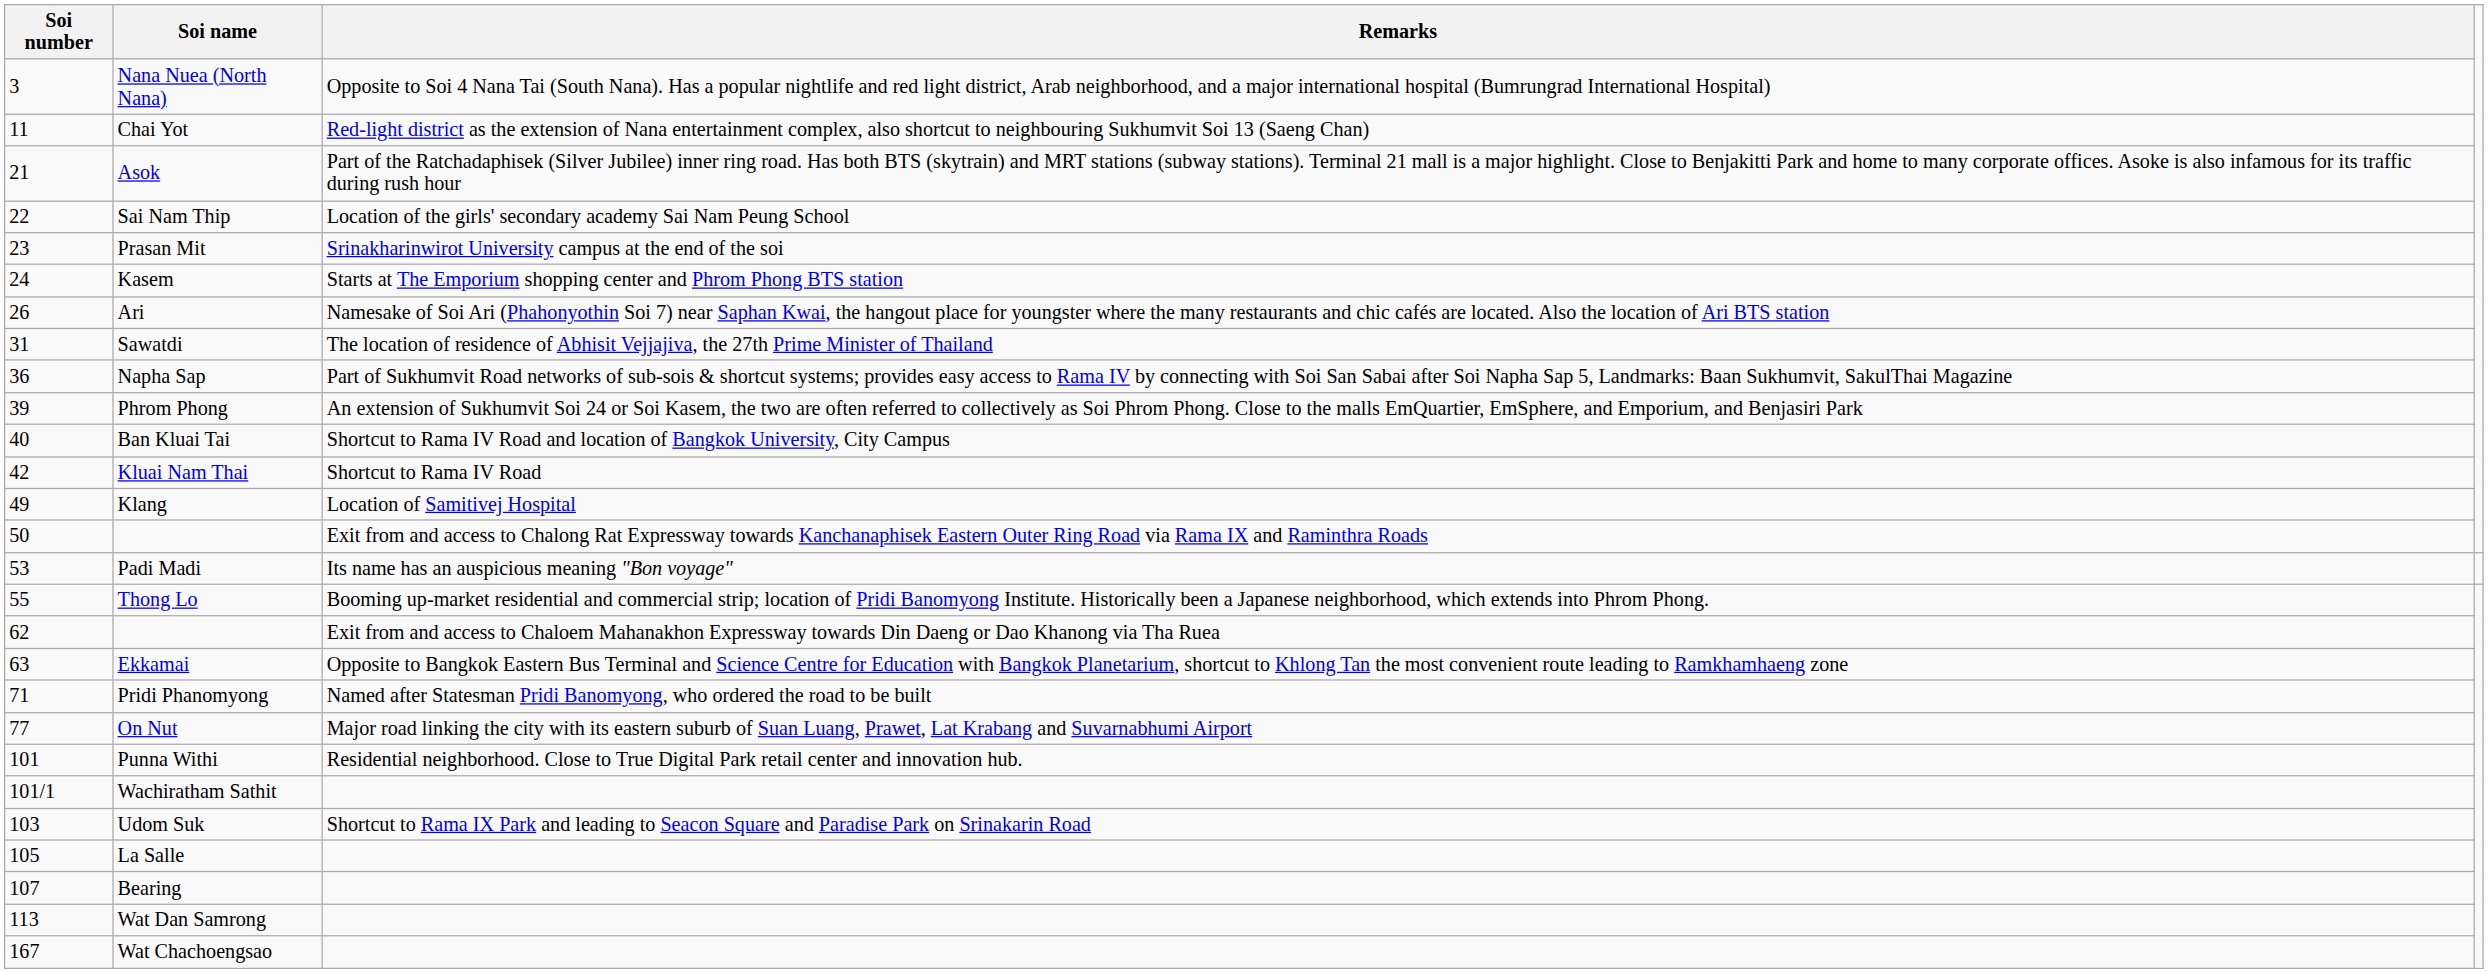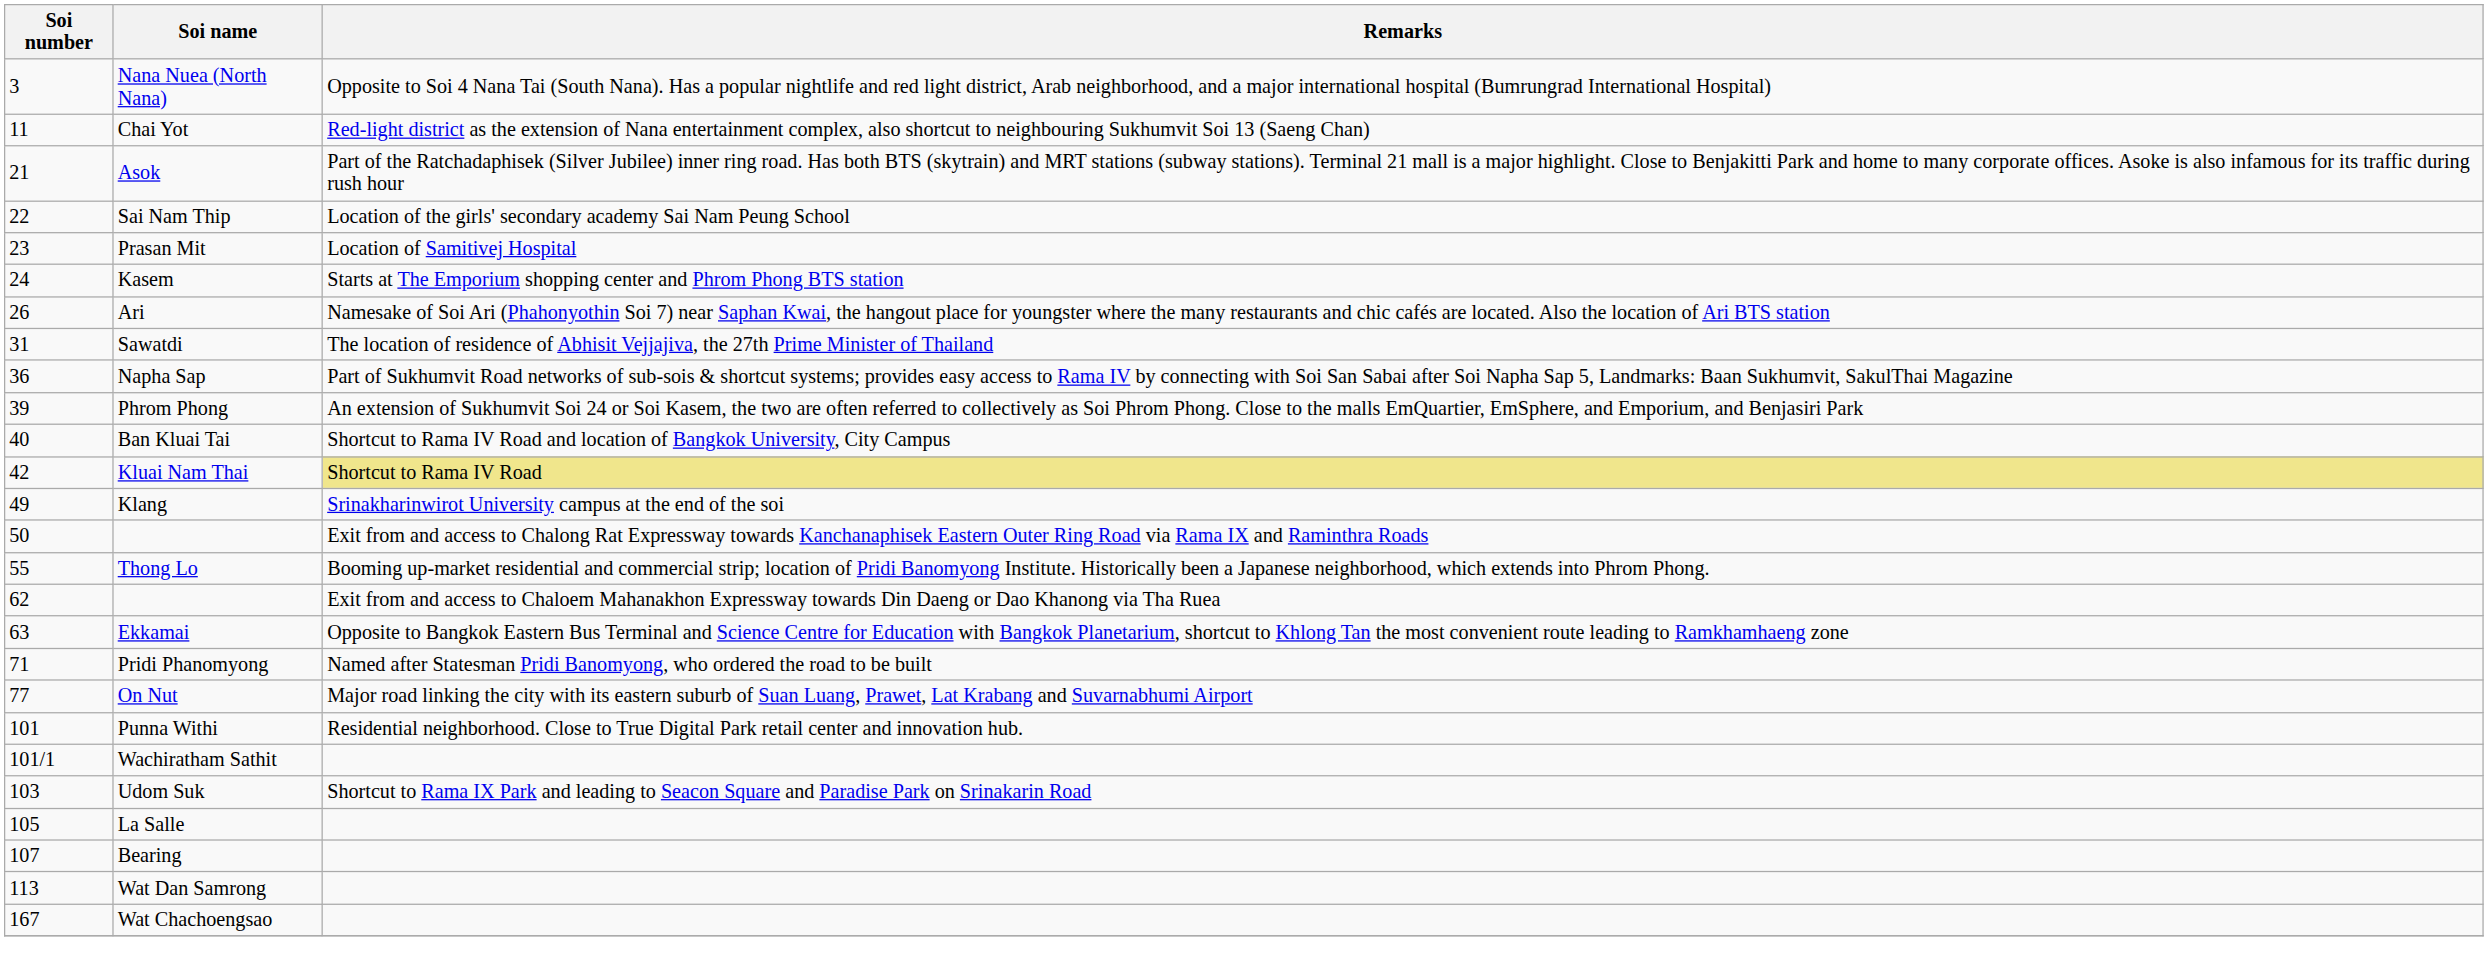(555, 248) Srinakharinwirot University campus at the end of the soi -> (452, 248) Location of Samitivej Hospital
(434, 472) no background -> (435, 472) khaki background
(451, 504) Location of Samitivej Hospital -> (556, 504) Srinakharinwirot University campus at the end of the soi
- row: (19, 568)
